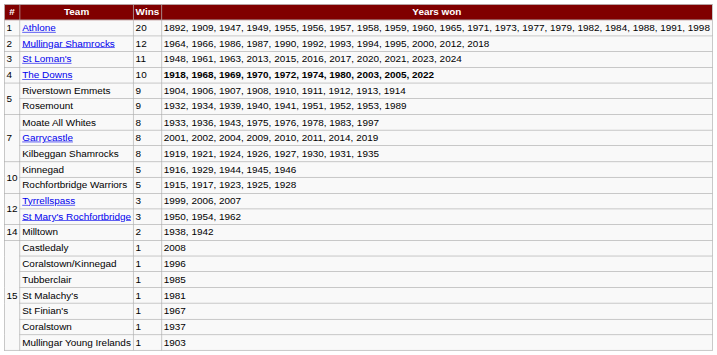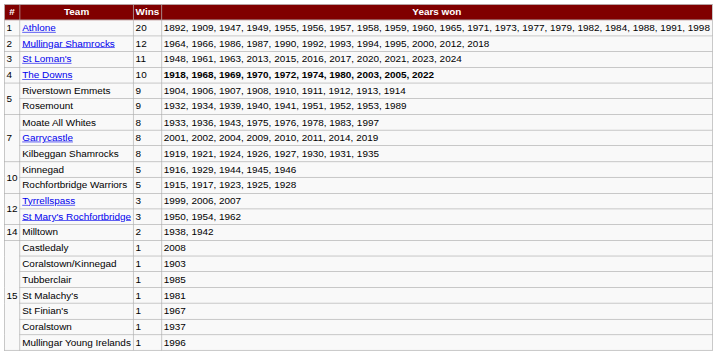(175, 264) 1996 -> (175, 264) 1903
(175, 342) 1903 -> (175, 342) 1996
